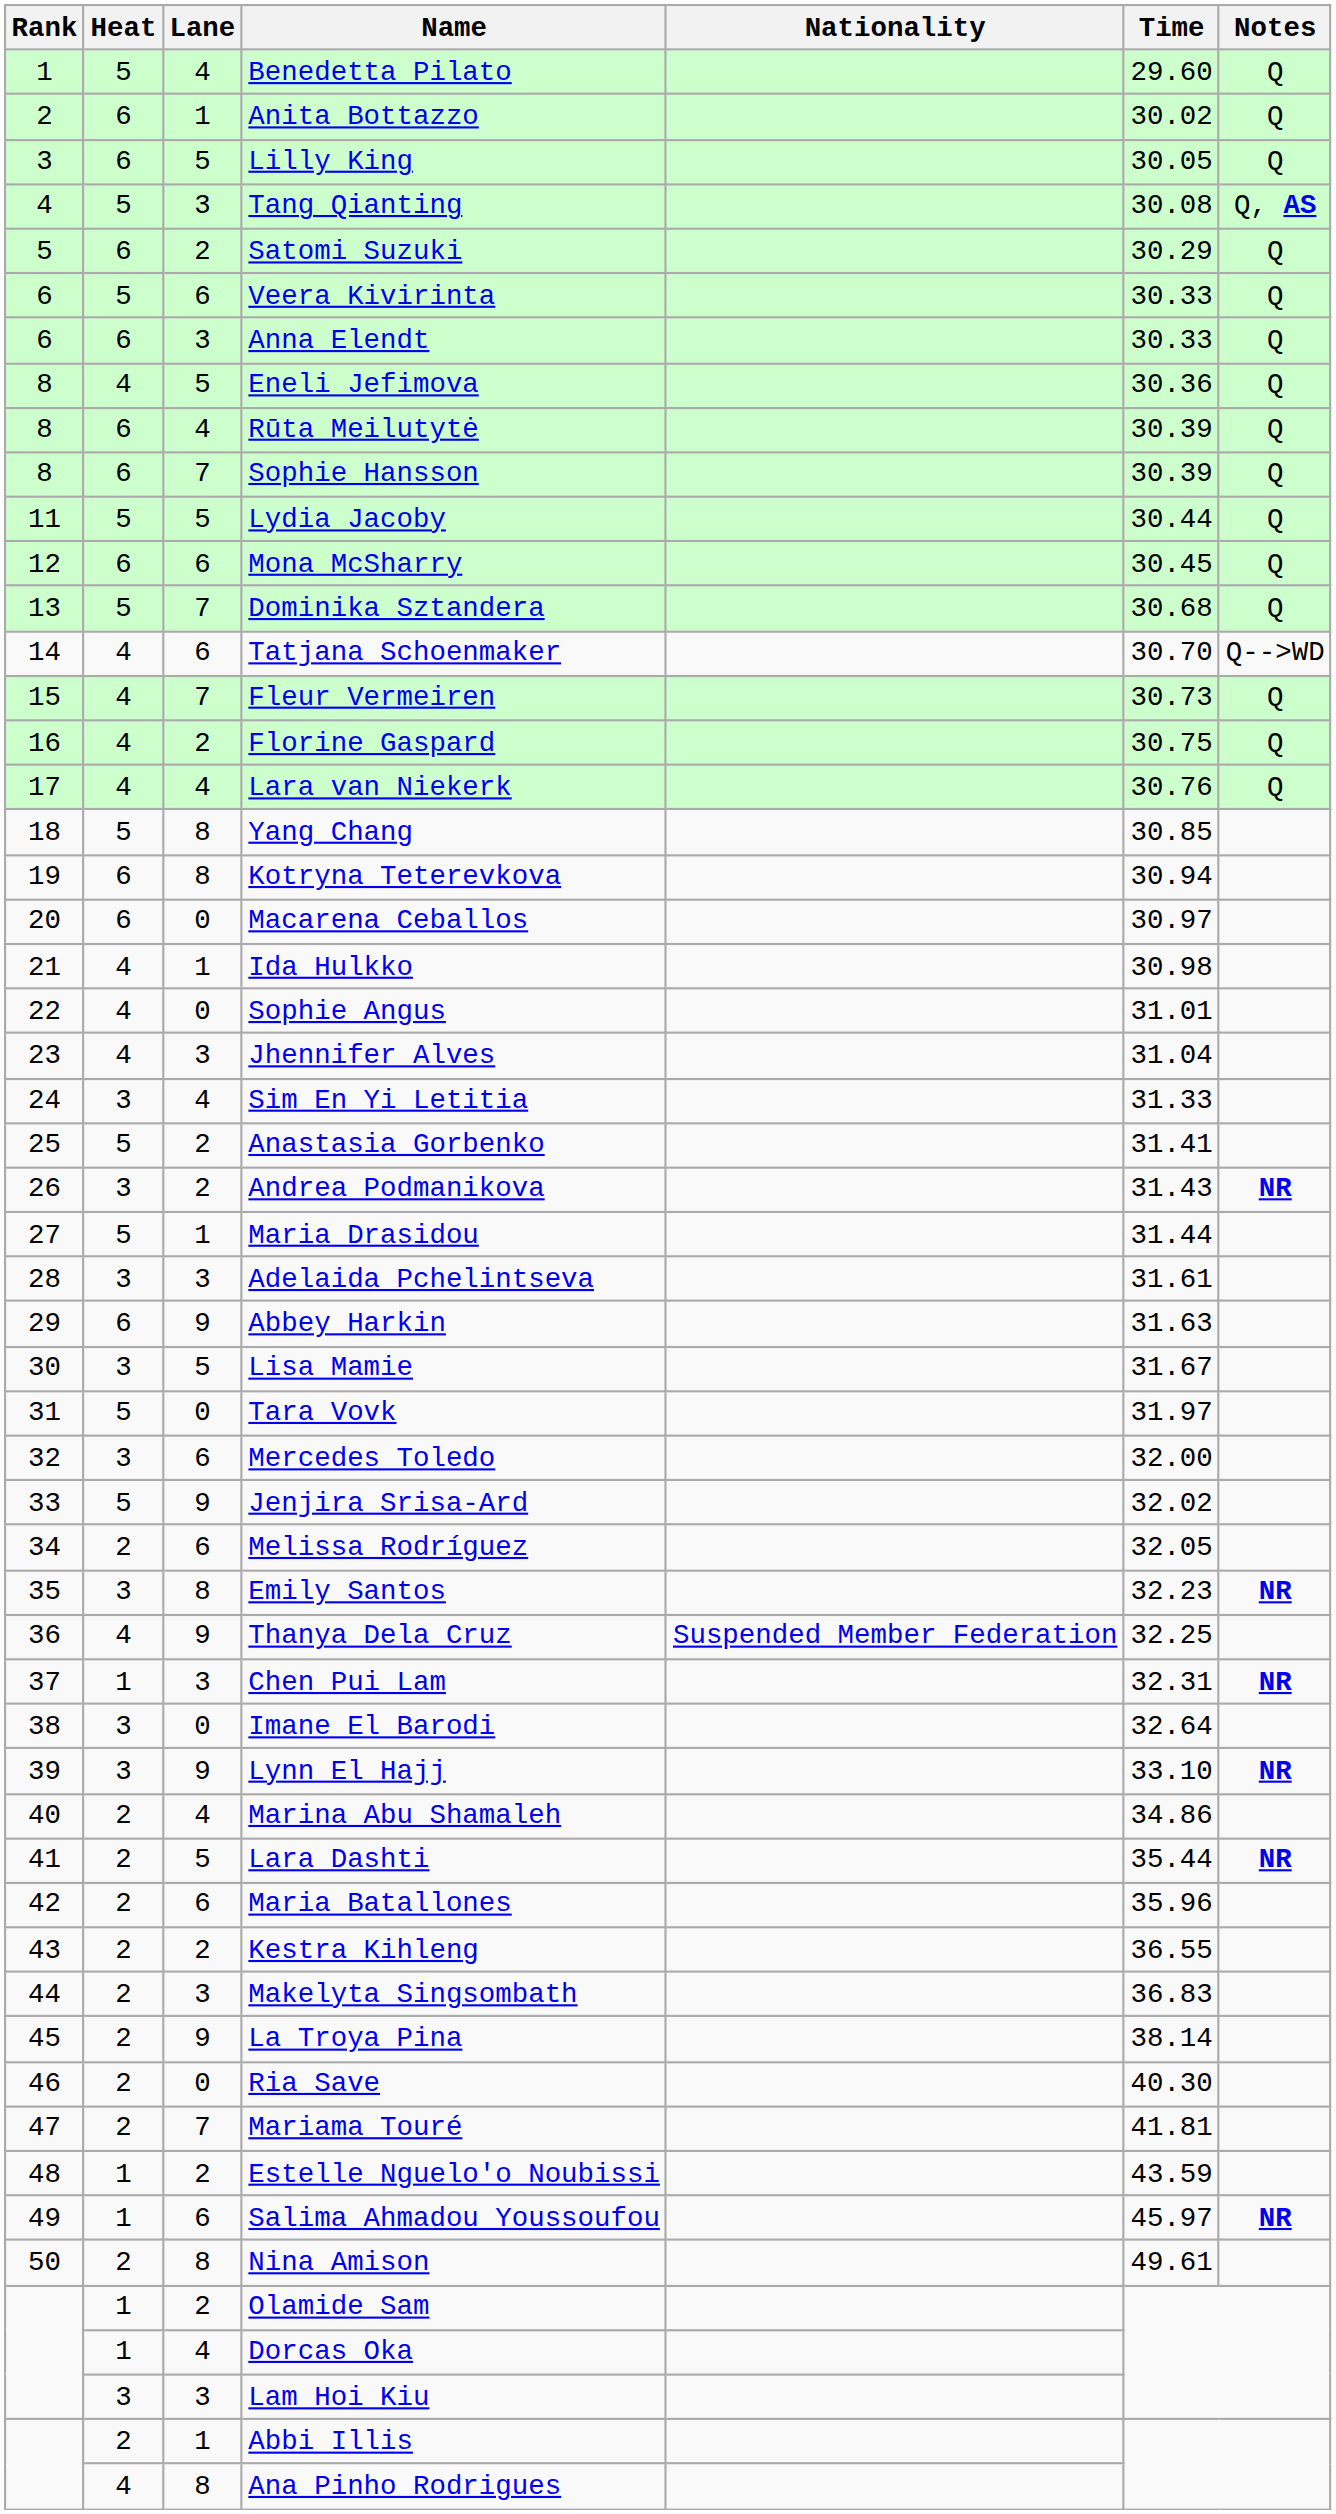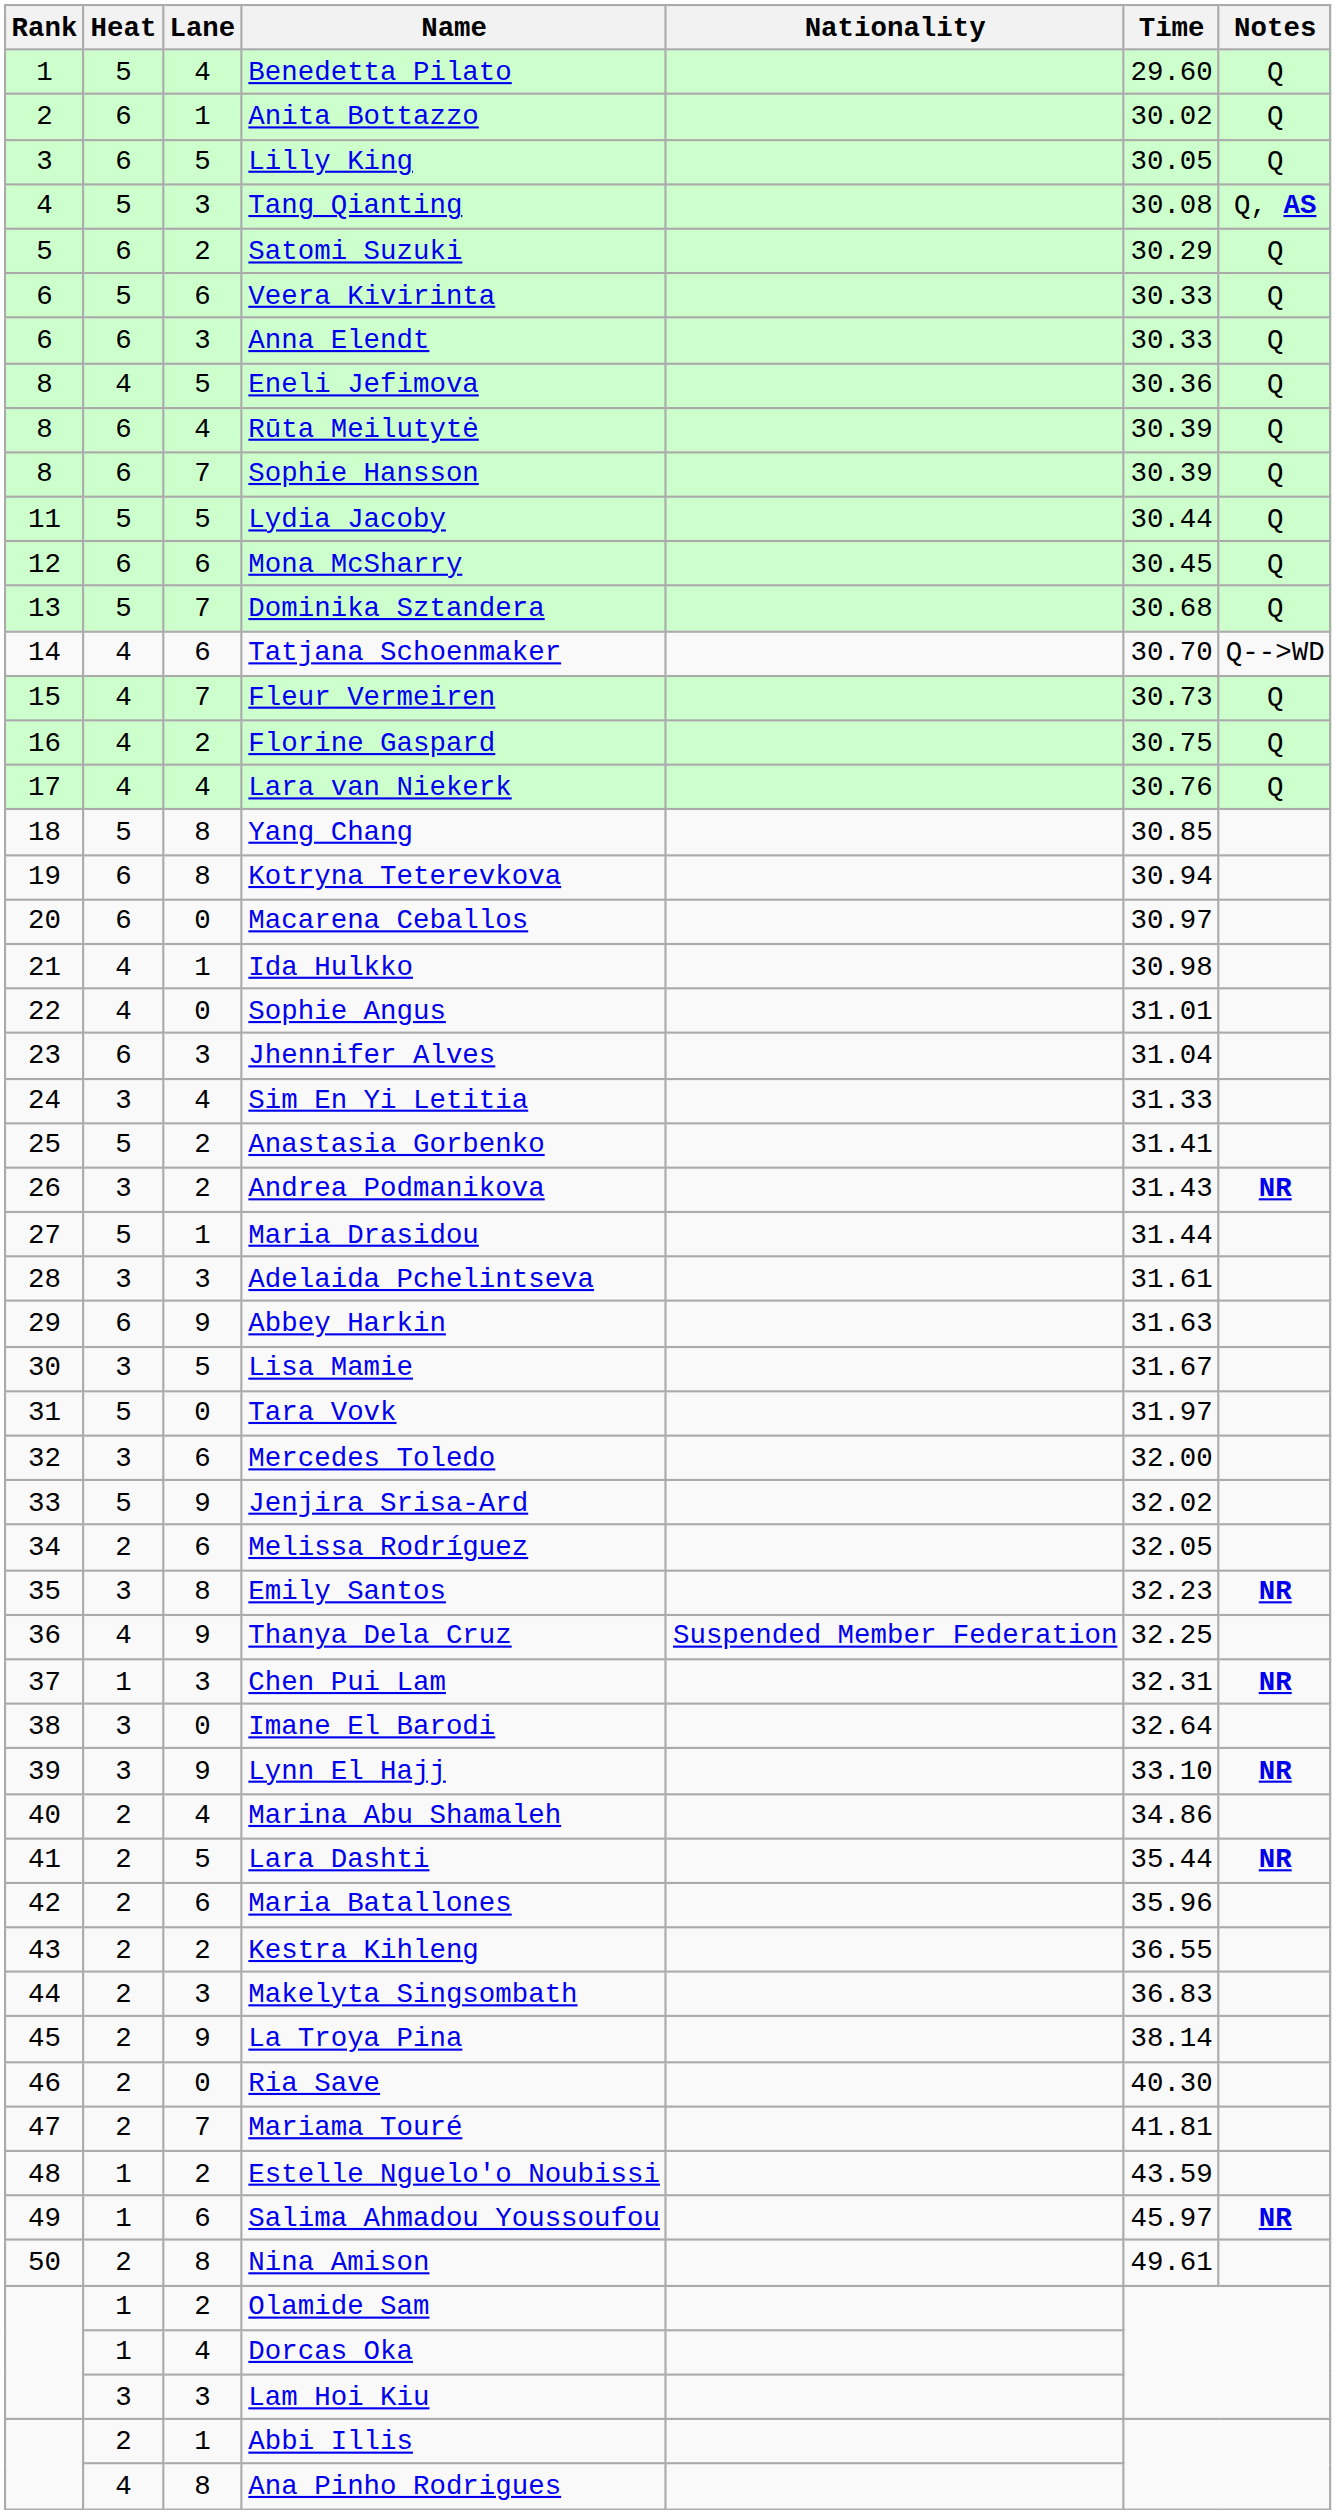(123, 1056) 4 -> (123, 1056) 6
